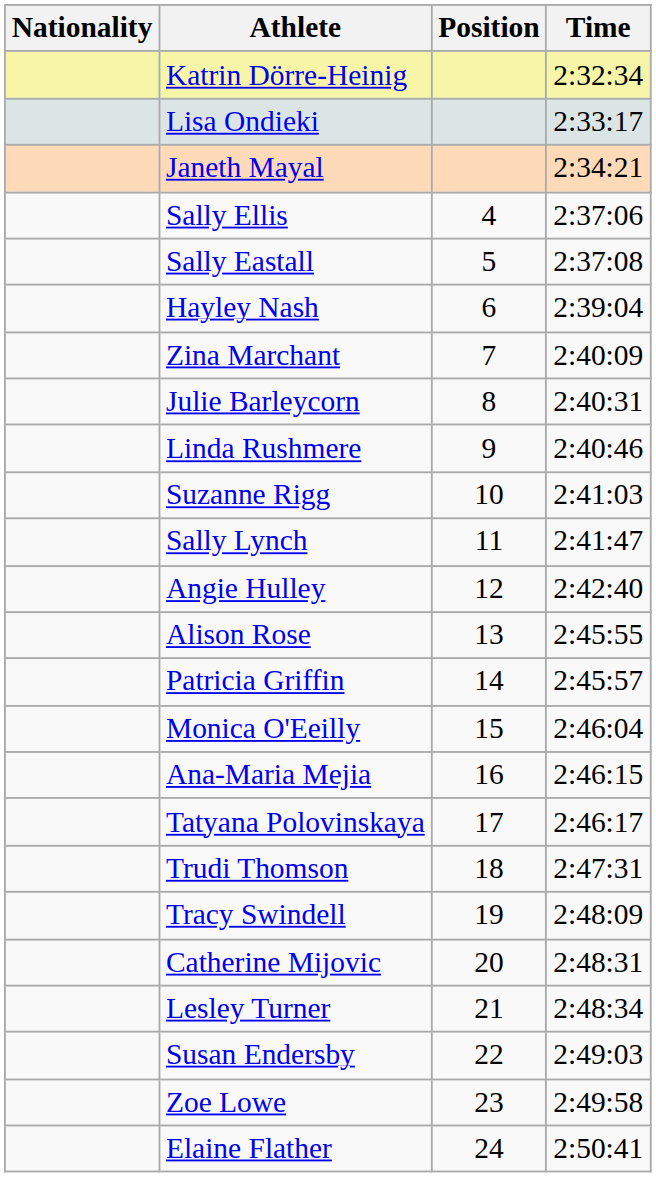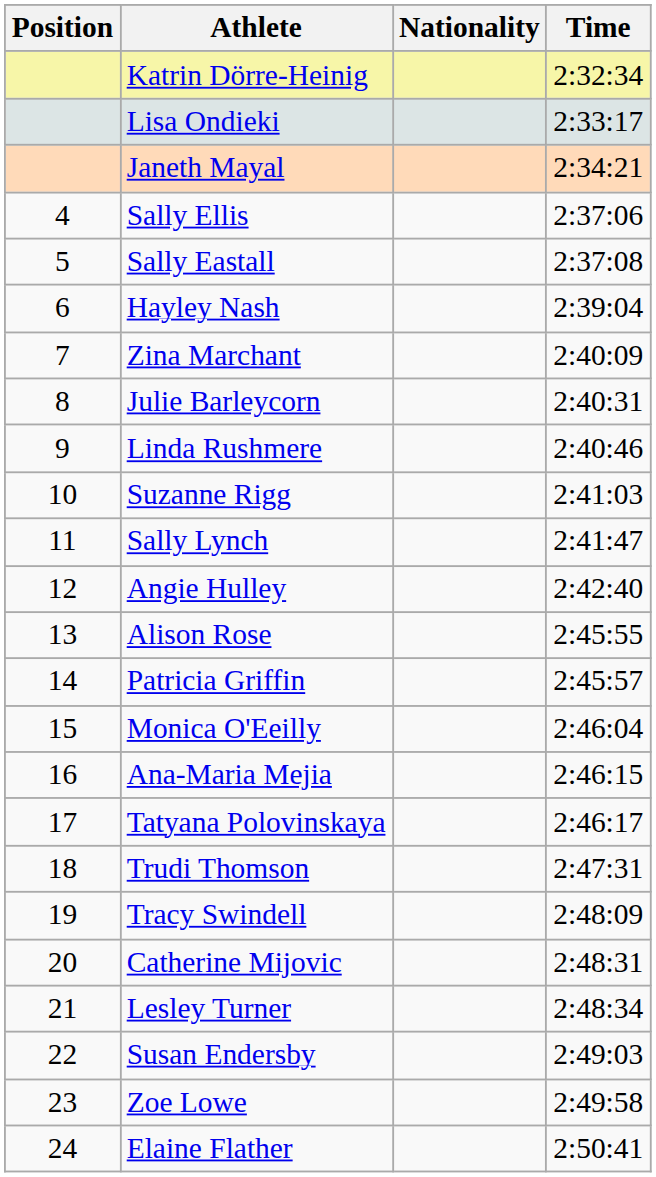columns swapped: (489, 27) <-> (82, 27)
